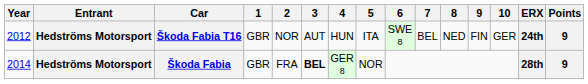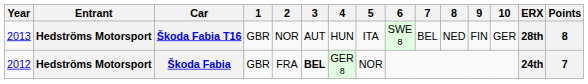(19, 35) 2012 -> (19, 35) 2013
(532, 35) 24th -> (532, 35) 28th
(565, 35) 9 -> (565, 35) 8
(19, 64) 2014 -> (19, 64) 2012
(532, 64) 28th -> (532, 64) 24th
(565, 64) 9 -> (565, 64) 7
